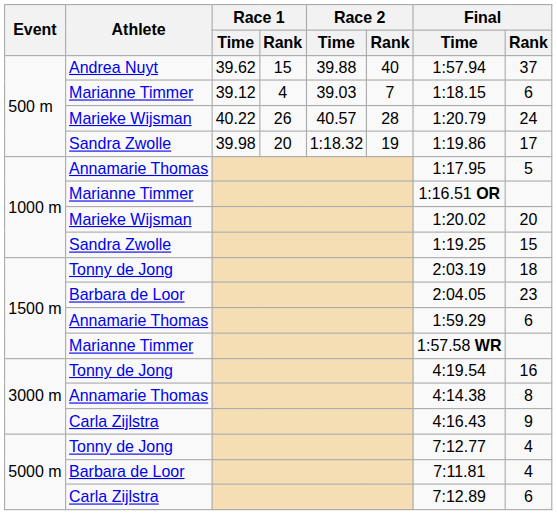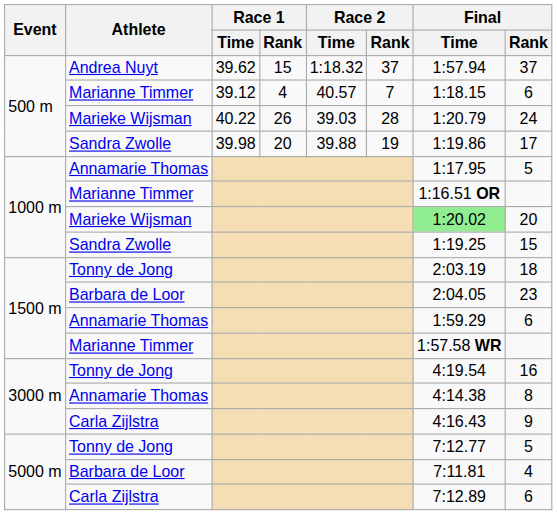(336, 68) 39.88 -> (336, 68) 1:18.32
(390, 68) 40 -> (390, 68) 37
(336, 93) 39.03 -> (336, 93) 40.57
(336, 119) 40.57 -> (336, 119) 39.03
(336, 144) 1:18.32 -> (336, 144) 39.88
(459, 220) no background -> (459, 220) lightgreen background
(528, 447) 4 -> (528, 447) 5
